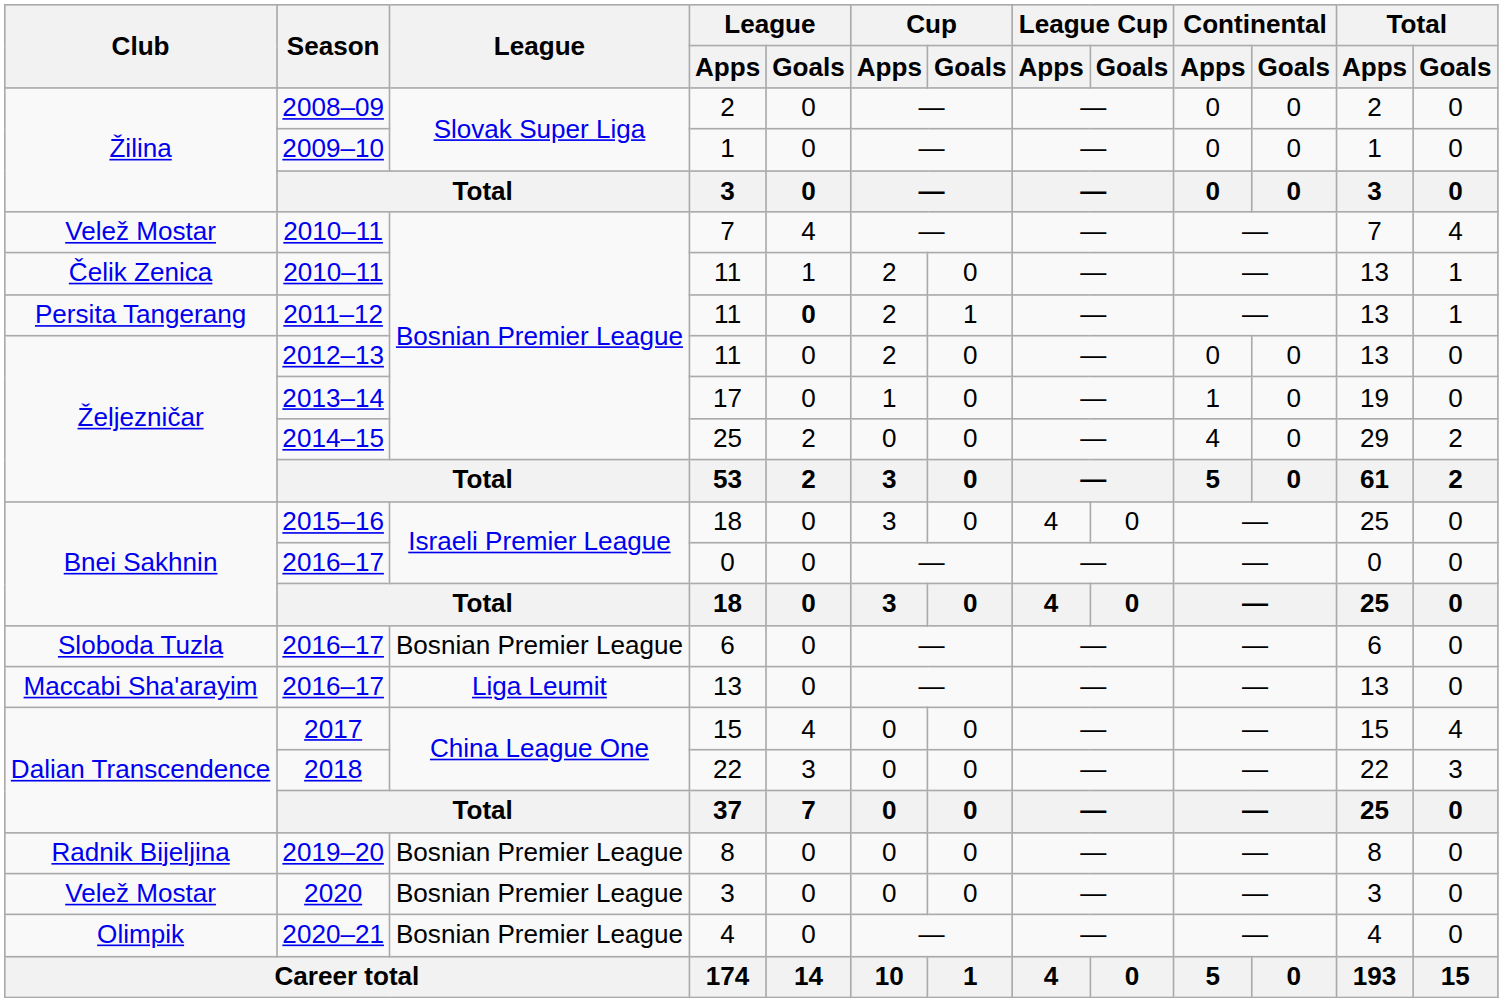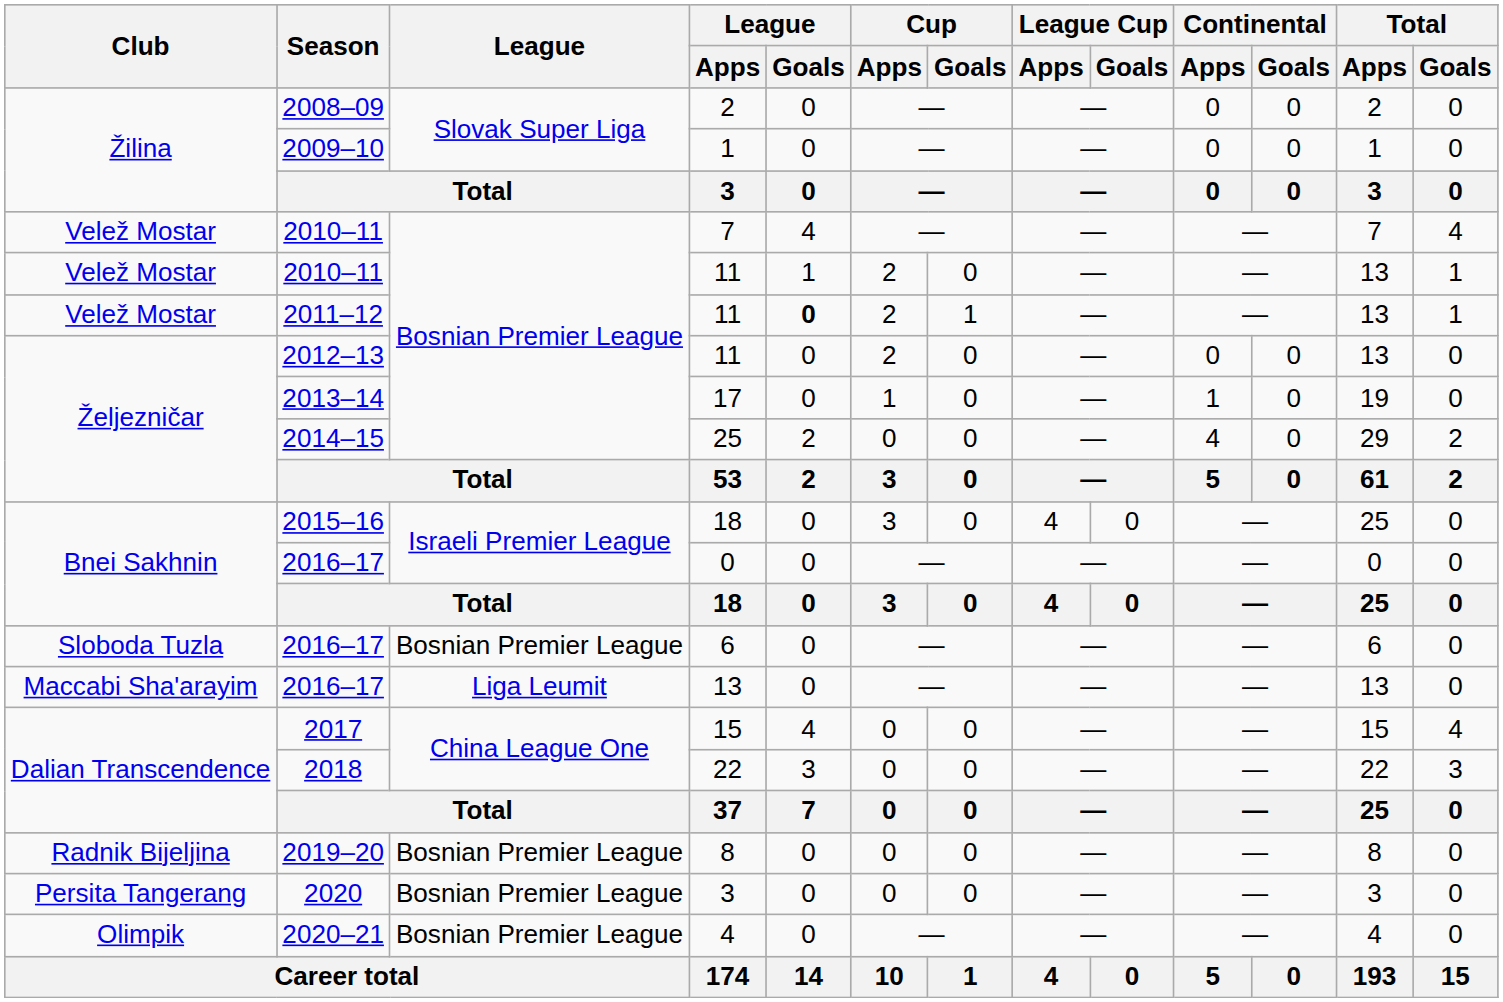(141, 273) Čelik Zenica -> (141, 273) Velež Mostar
(141, 314) Persita Tangerang -> (141, 314) Velež Mostar
(141, 893) Velež Mostar -> (141, 893) Persita Tangerang
